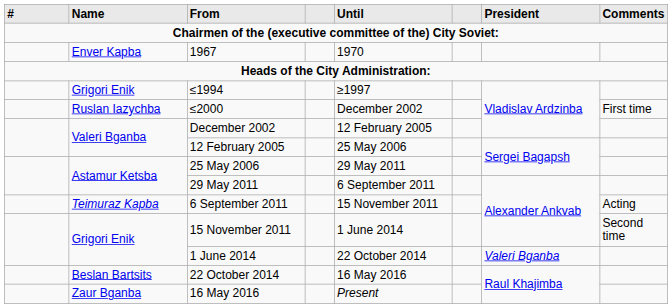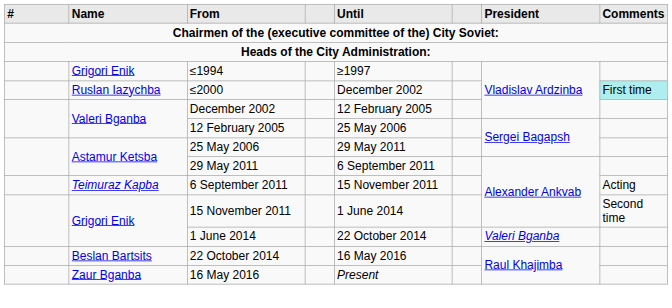- row: (203, 52)
(627, 109) no background -> (627, 90) paleturquoise background
